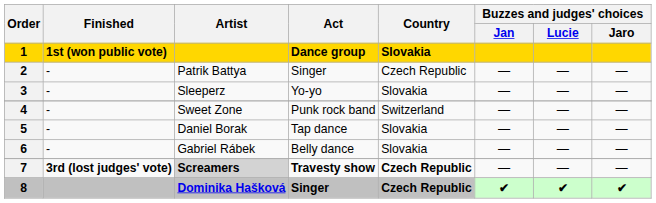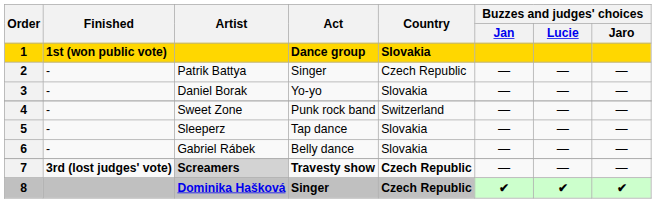(201, 91) Sleeperz -> (212, 91) Daniel Borak
(212, 129) Daniel Borak -> (201, 129) Sleeperz
